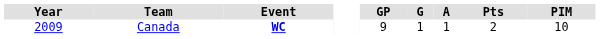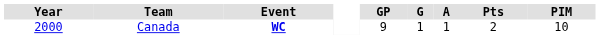(48, 27) 2009 -> (48, 27) 2000
